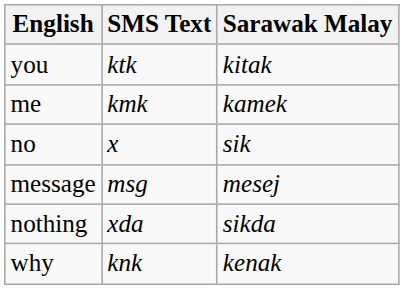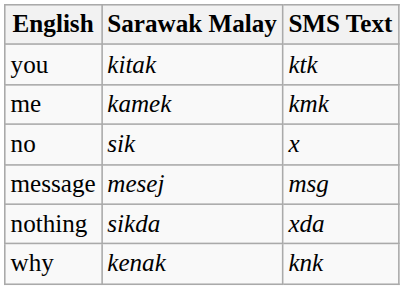columns swapped: (308, 24) <-> (159, 24)
